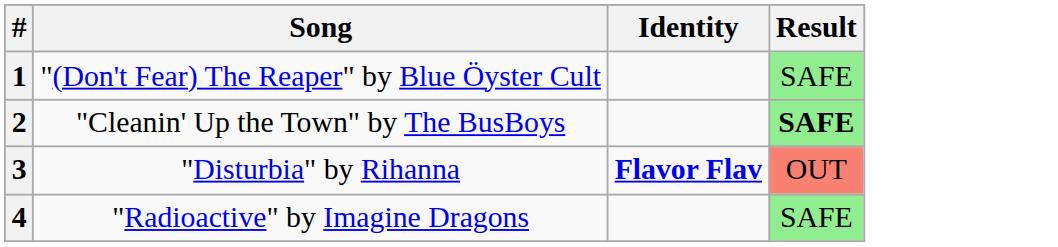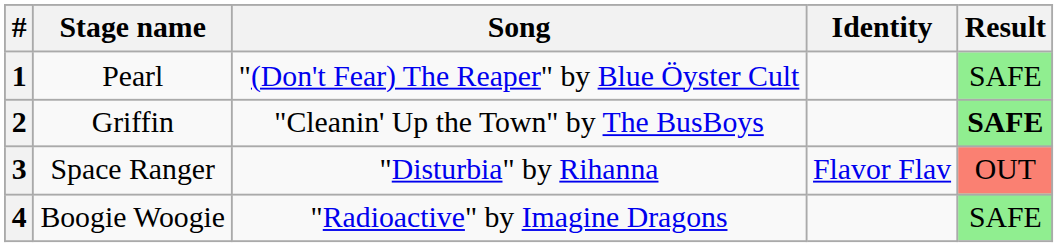+ column: (133, 28)
(688, 169) bold -> (882, 169) normal
